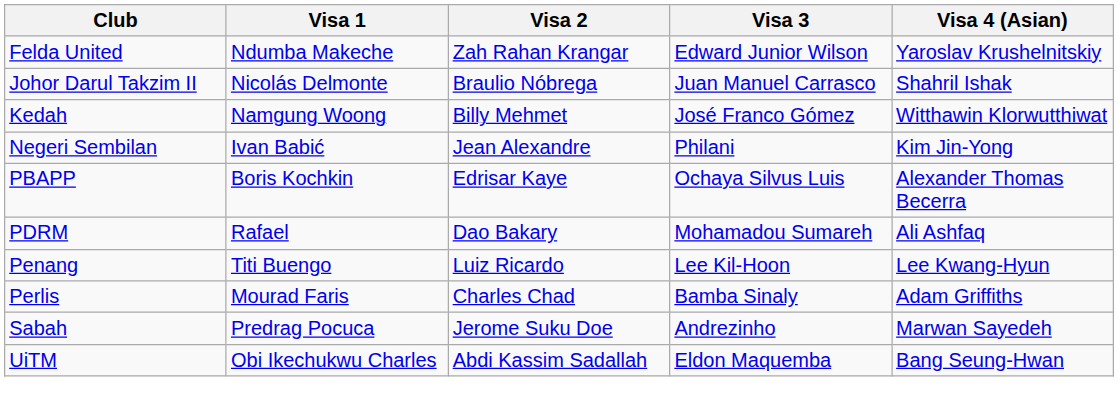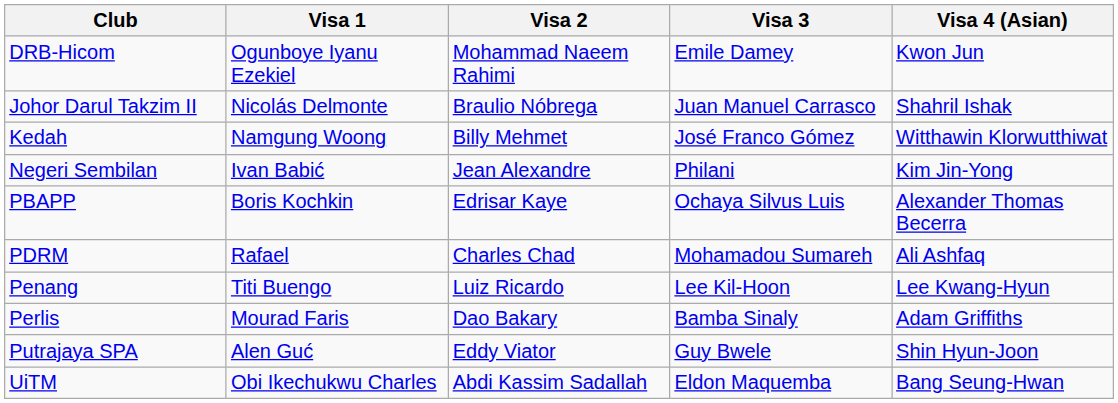+ row: (62, 52)
- row: (66, 52)
(505, 233) Dao Bakary -> (514, 255) Charles Chad
(514, 296) Charles Chad -> (505, 319) Dao Bakary
+ row: (74, 350)
- row: (38, 328)
